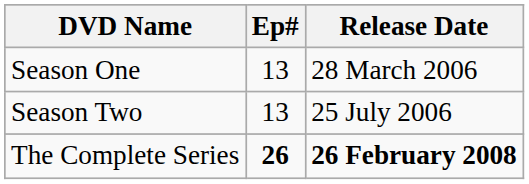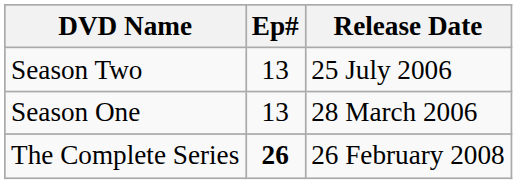rows swapped: (76, 69) <-> (77, 112)
(414, 155) bold -> (408, 155) normal
